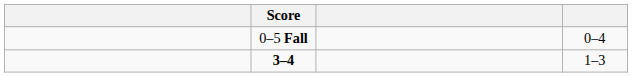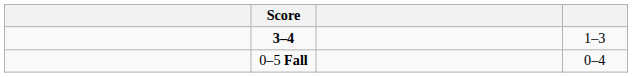rows swapped: (284, 60) <-> (284, 38)
